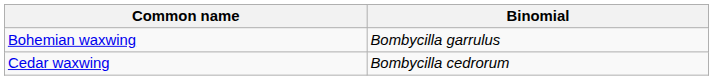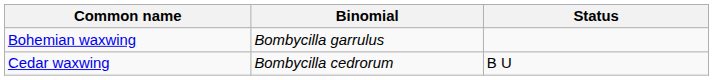+ column: (596, 16)
